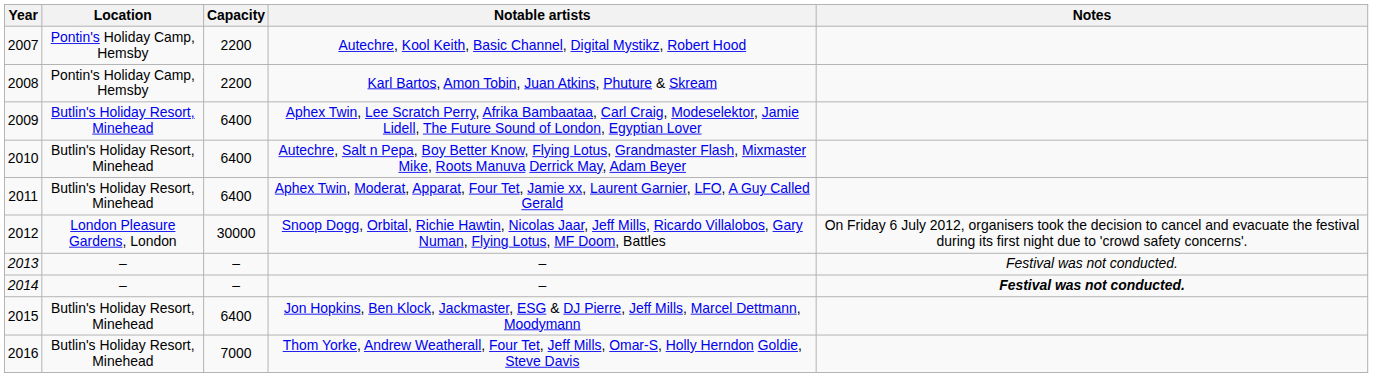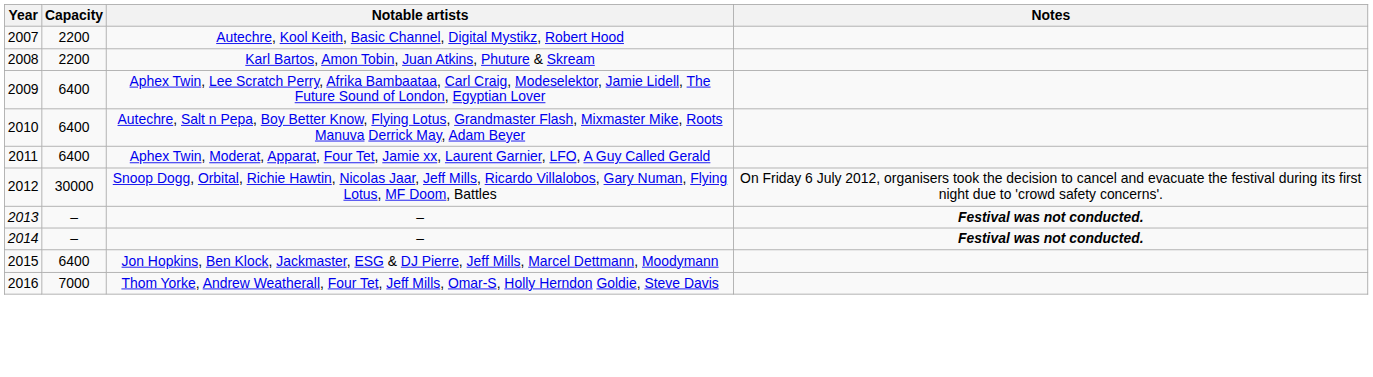- column: (123, 15)
(1092, 264) normal -> (1051, 217) bold
